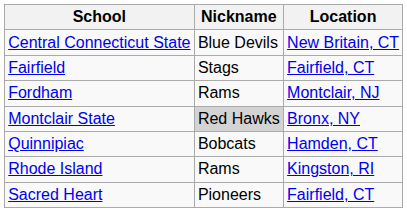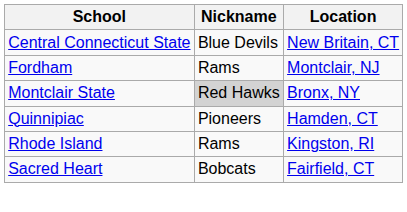- row: (37, 67)
(227, 144) Bobcats -> (229, 118) Pioneers
(229, 194) Pioneers -> (227, 169) Bobcats
